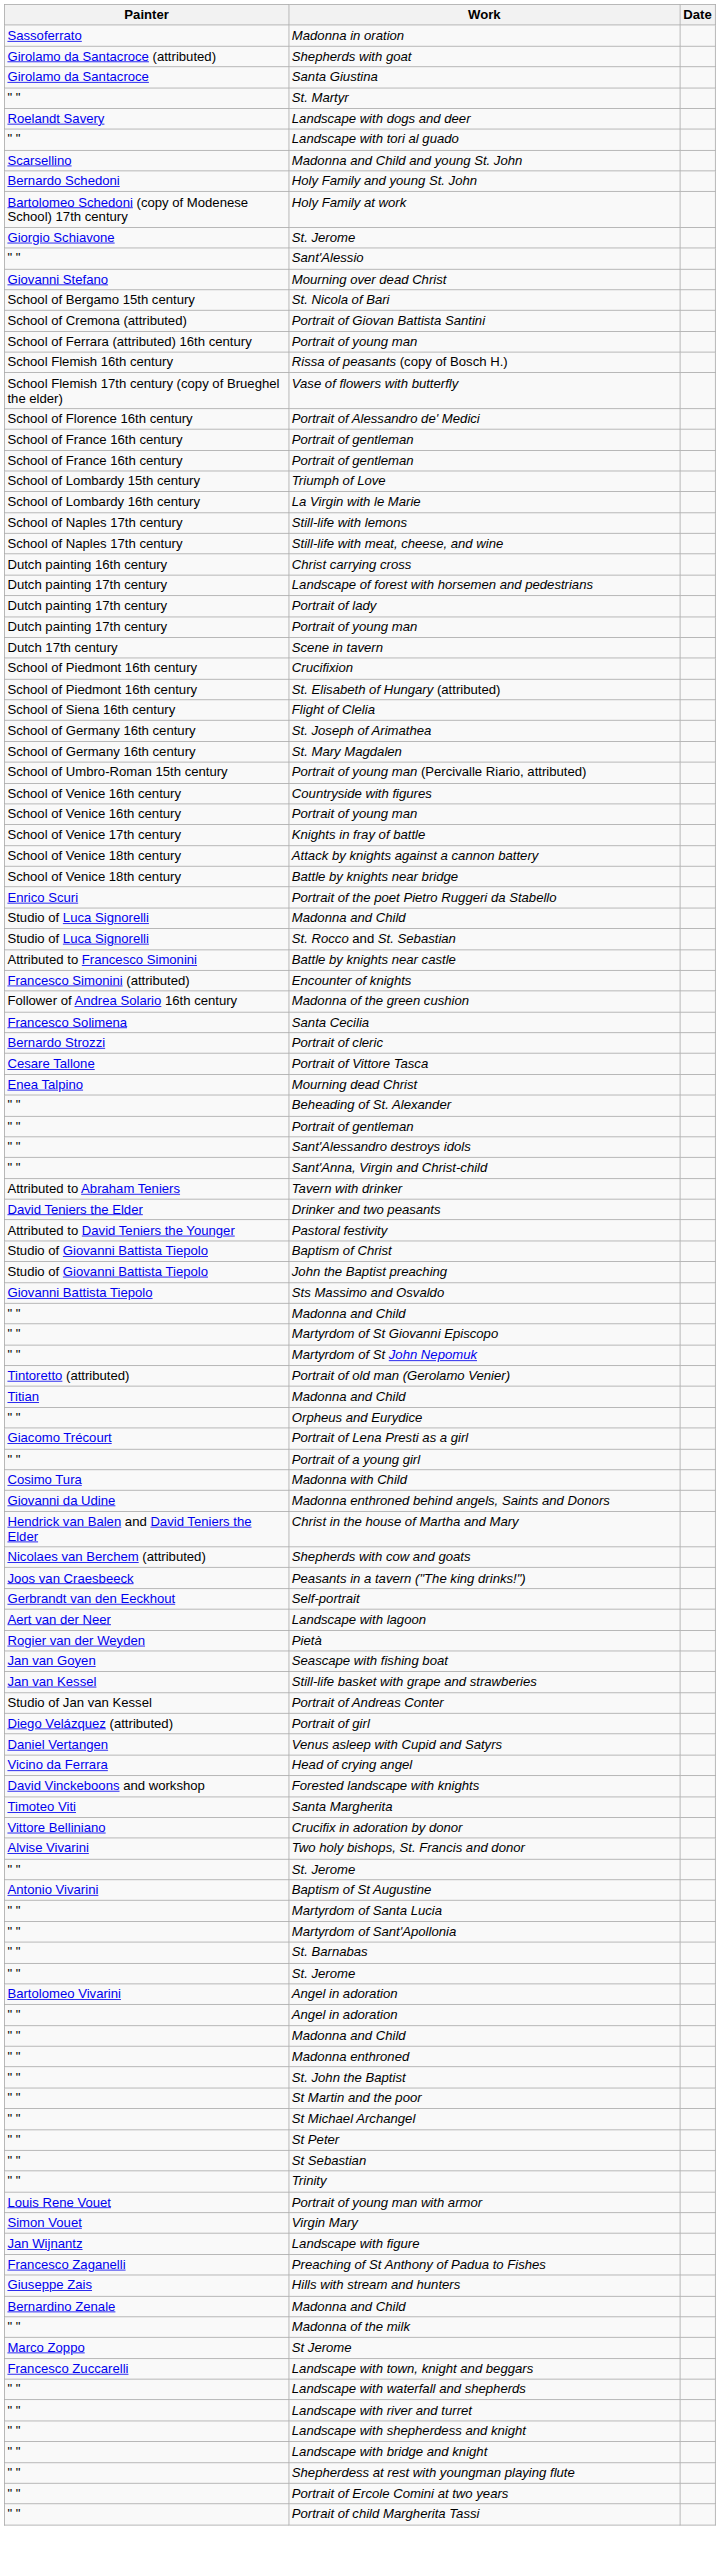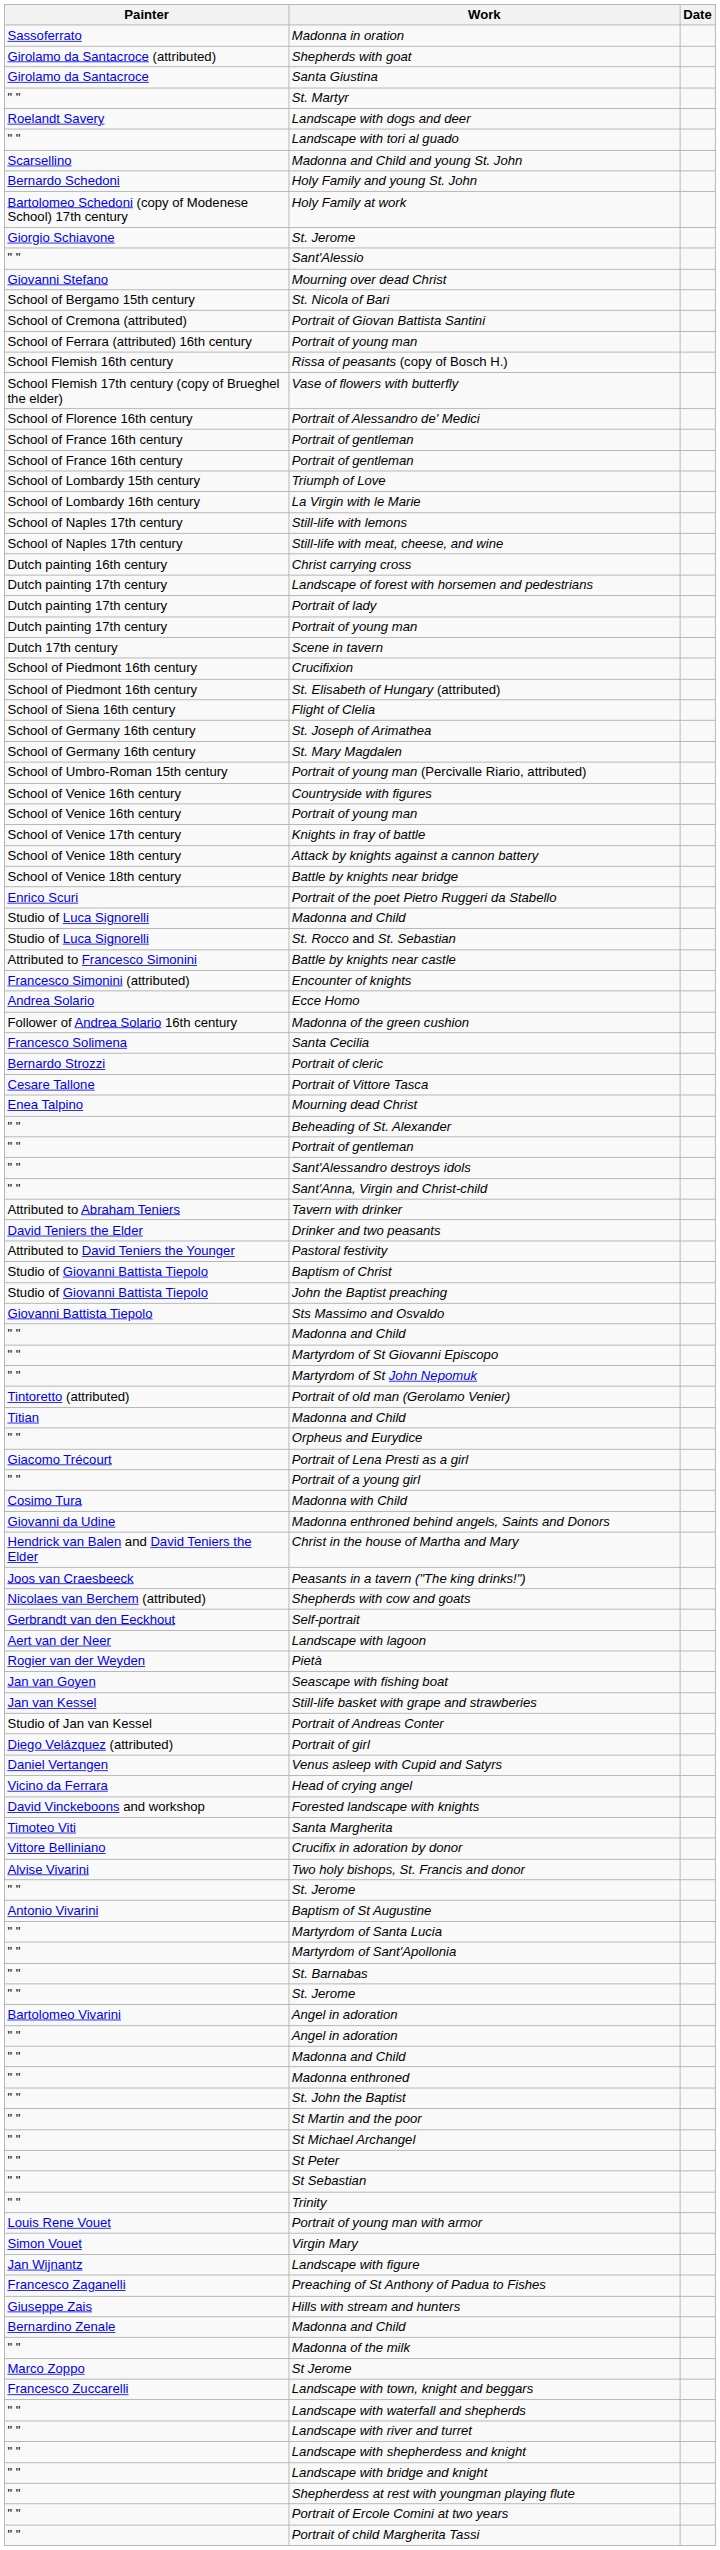+ row: (51, 1001)
rows swapped: (107, 1557) <-> (71, 1578)
